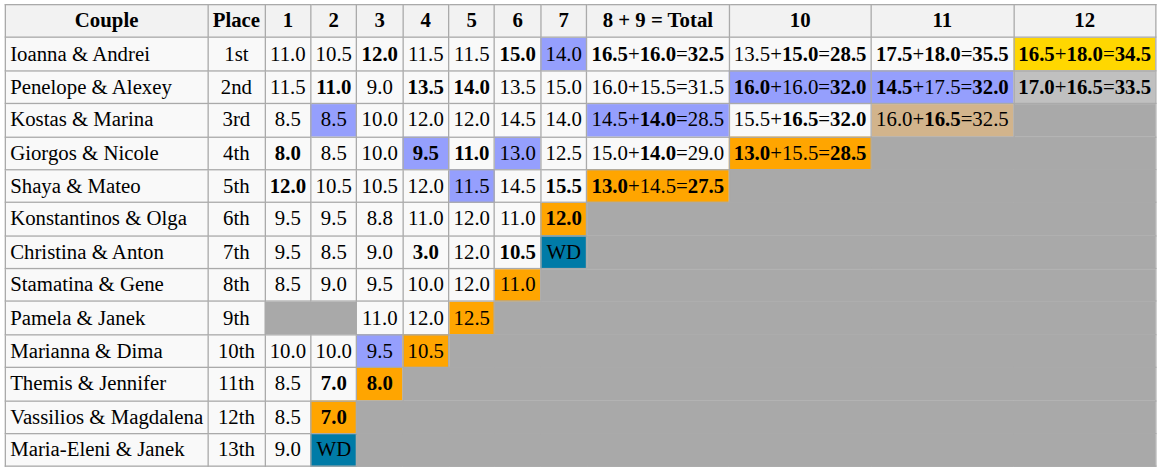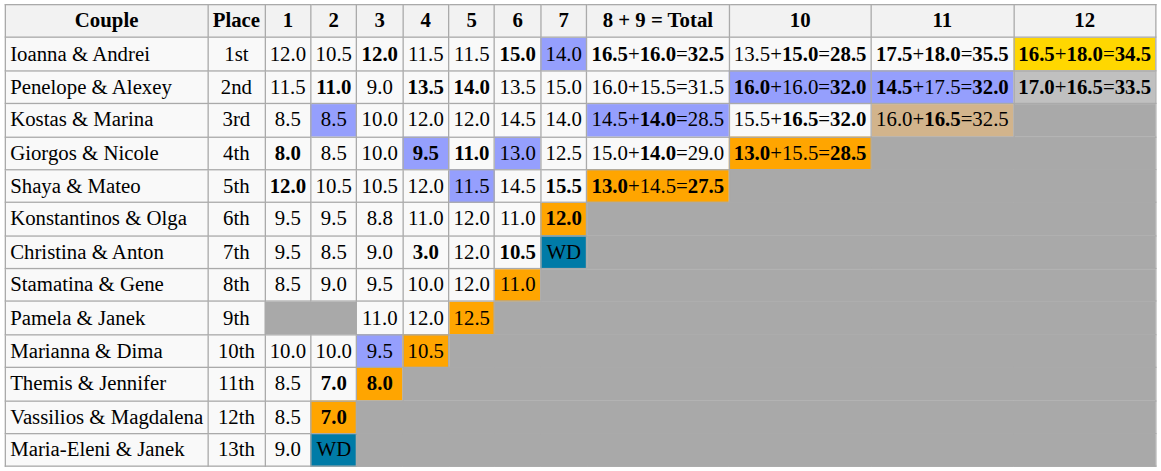(288, 53) 11.0 -> (288, 53) 12.0
